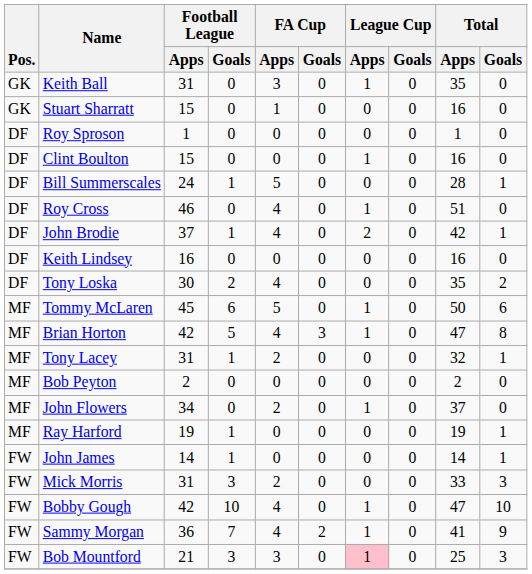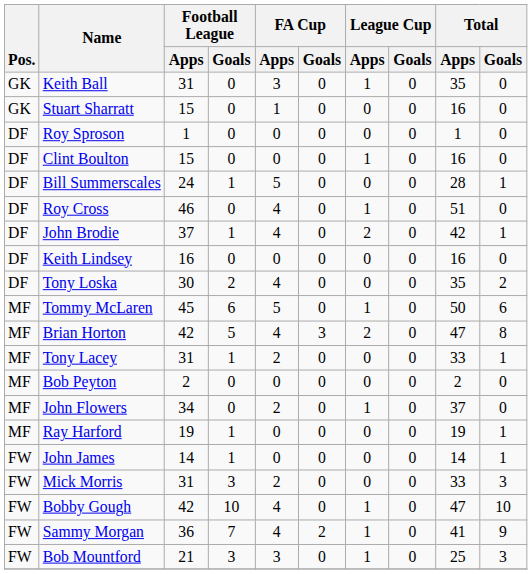(367, 332) 1 -> (367, 332) 2
(458, 357) 32 -> (458, 357) 33
(367, 556) pink background -> (367, 556) no background
